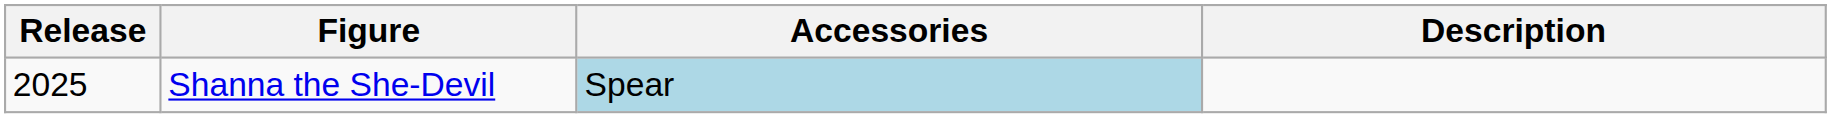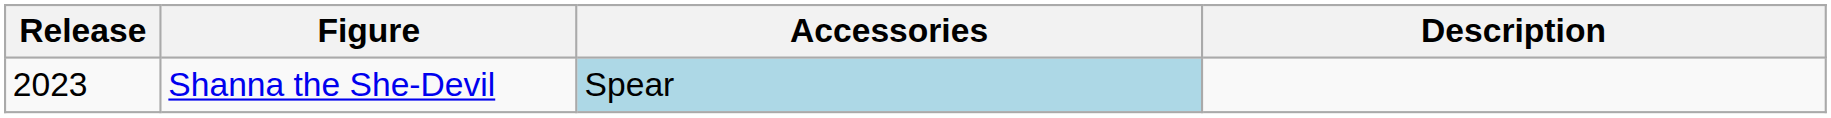(50, 84) 2025 -> (50, 84) 2023
